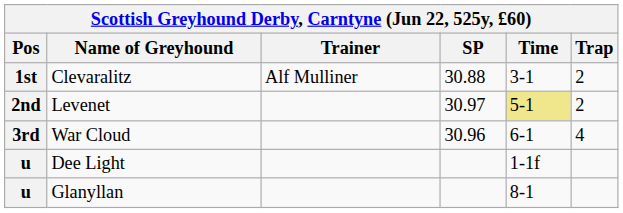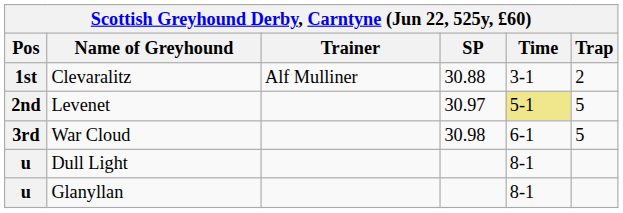(580, 105) 2 -> (580, 105) 5
(465, 134) 30.96 -> (465, 134) 30.98
(580, 134) 4 -> (580, 134) 5
- row: (88, 163)
+ row: (90, 163)
